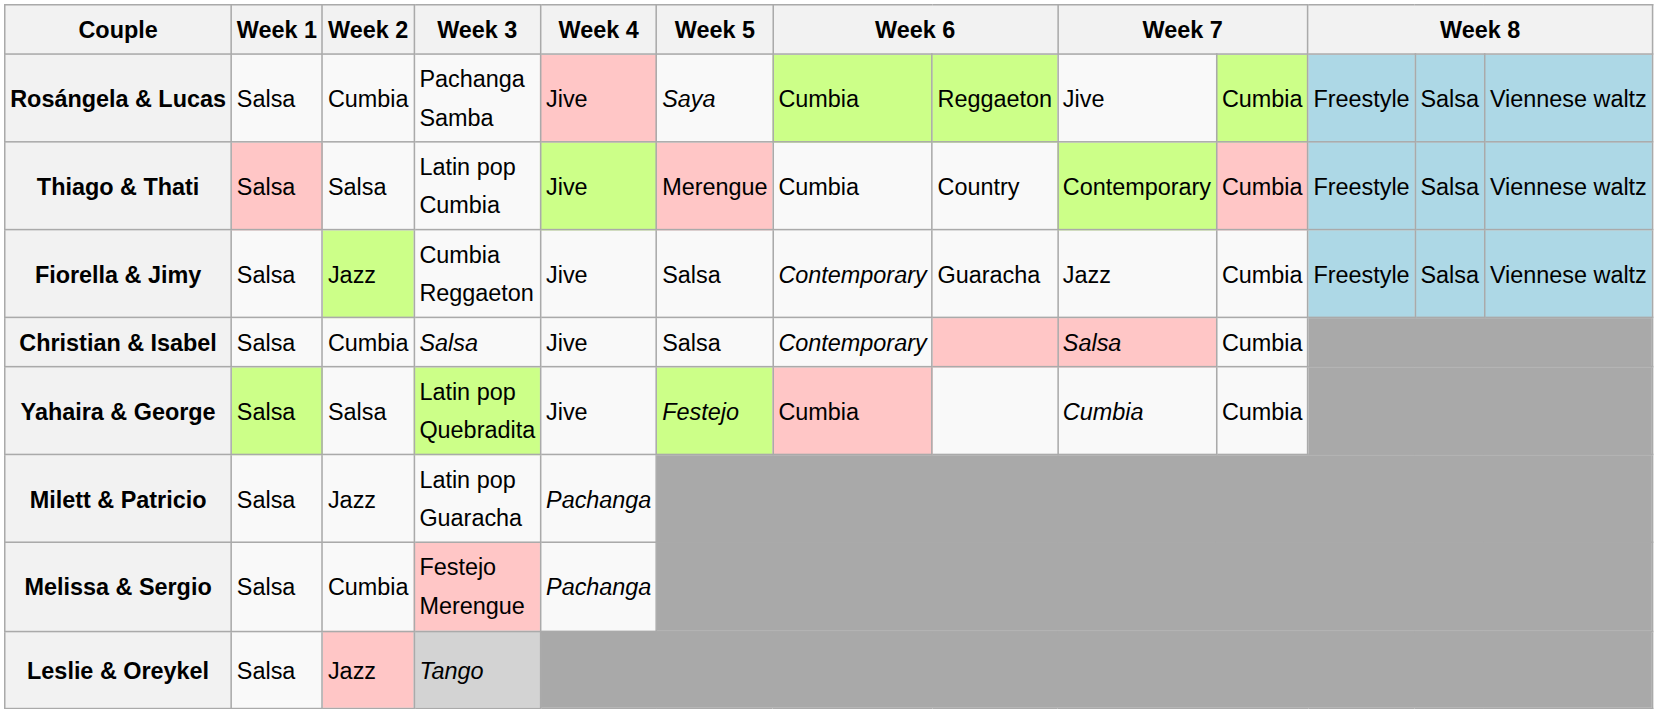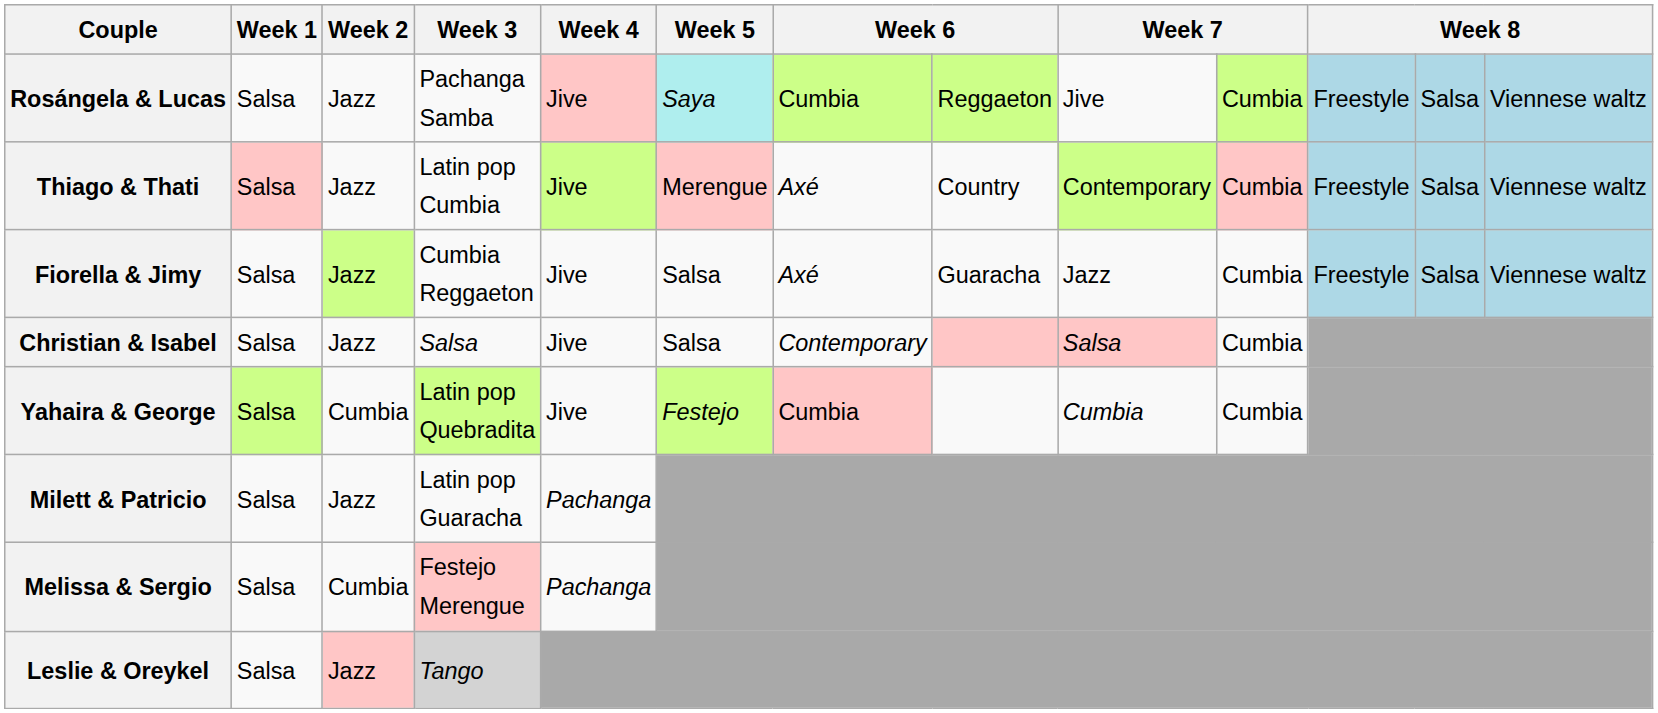(368, 98) Cumbia -> (352, 98) Jazz
(689, 98) no background -> (689, 98) paleturquoise background
(357, 186) Salsa -> (352, 186) Jazz
(819, 186) Cumbia -> (799, 186) Axé
(853, 274) Contemporary -> (799, 274) Axé
(368, 343) Cumbia -> (352, 343) Jazz
(357, 411) Salsa -> (368, 411) Cumbia
